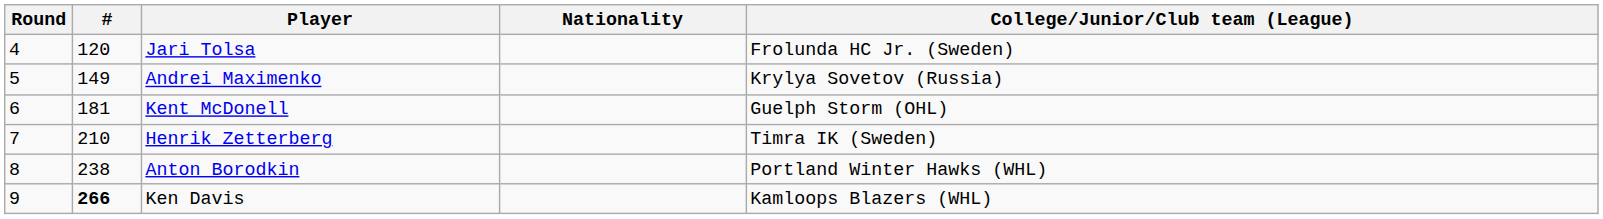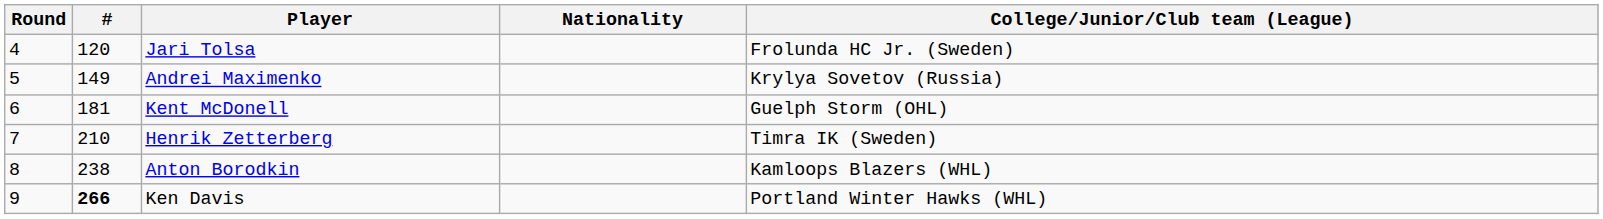(899, 169) Portland Winter Hawks (WHL) -> (871, 169) Kamloops Blazers (WHL)
(871, 199) Kamloops Blazers (WHL) -> (899, 199) Portland Winter Hawks (WHL)
